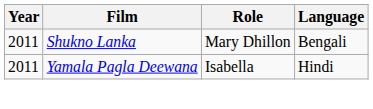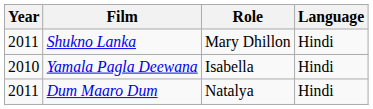(322, 41) Bengali -> (316, 41) Hindi
(23, 66) 2011 -> (24, 66) 2010
+ row: (102, 91)
